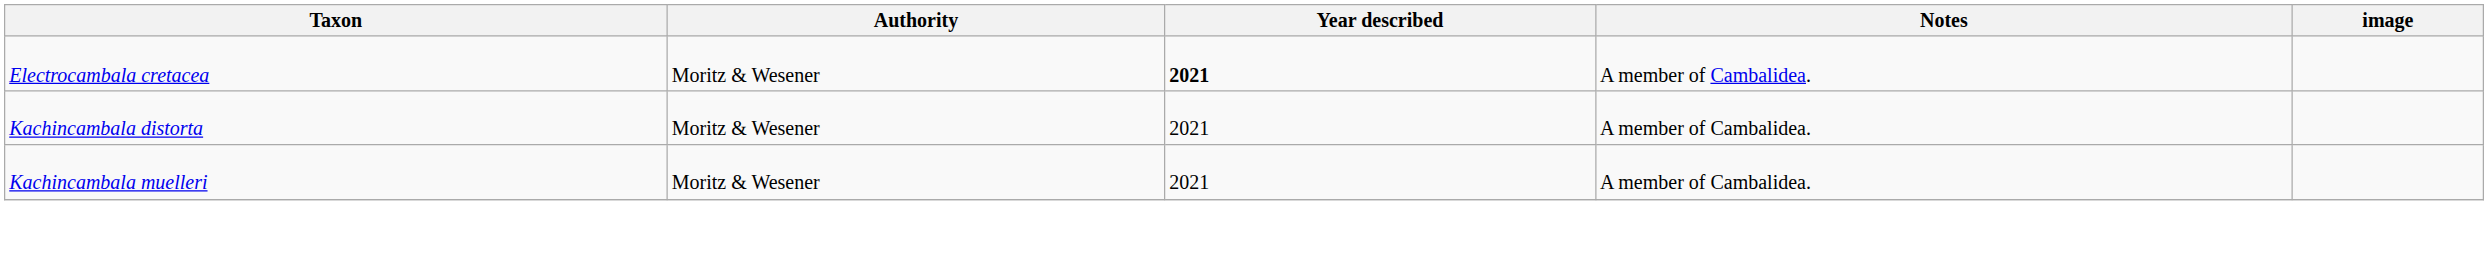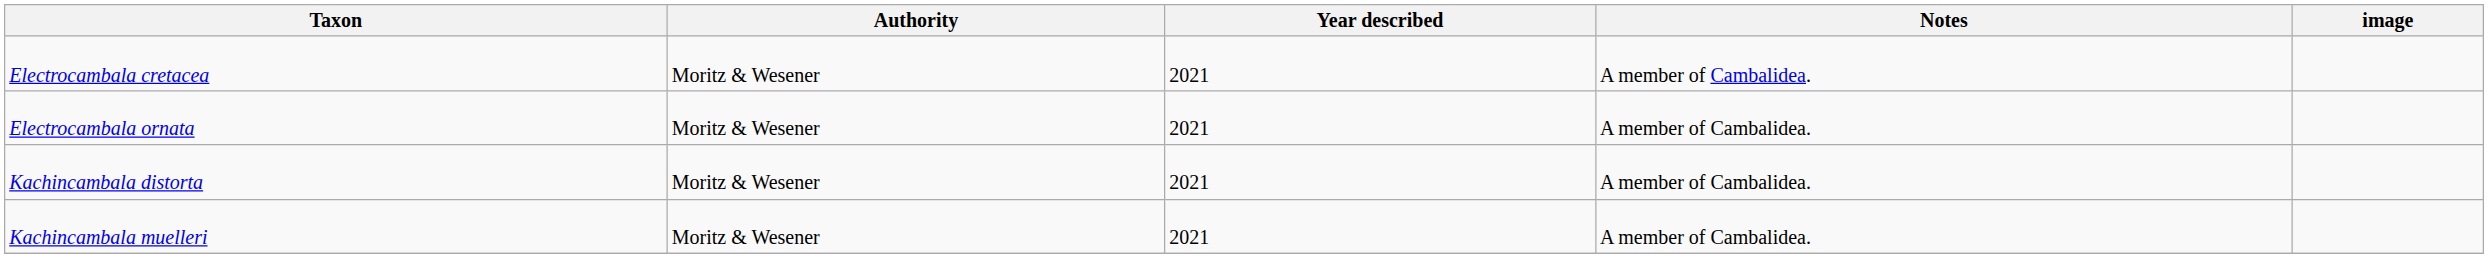(1189, 74) bold -> (1189, 74) normal
+ row: (102, 128)
